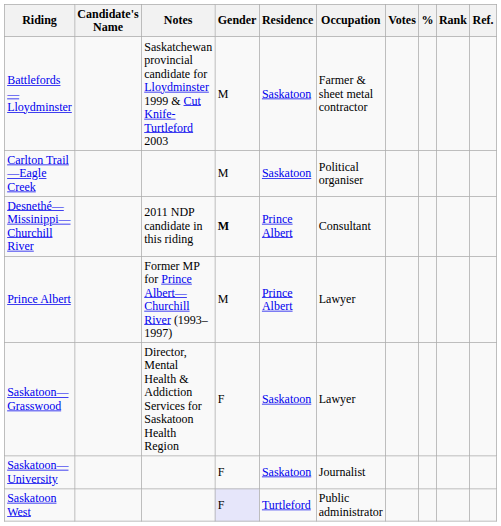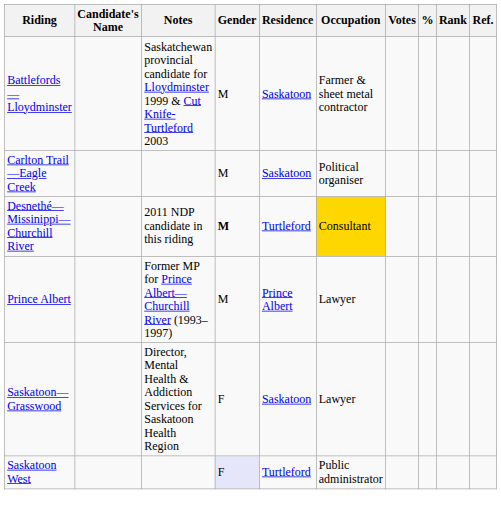(277, 226) Prince Albert -> (286, 226) Turtleford
(345, 226) no background -> (345, 226) gold background
- row: (38, 472)
